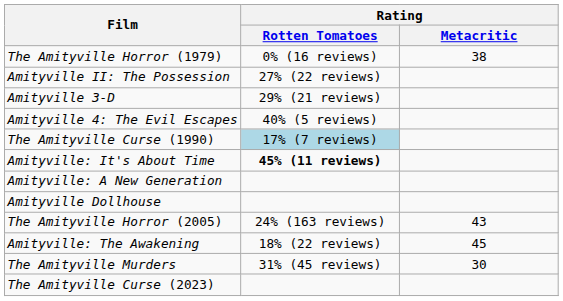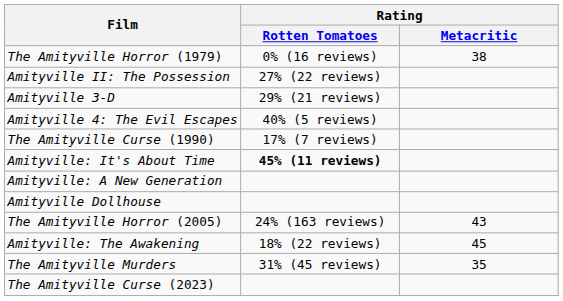(320, 139) lightblue background -> (320, 139) no background
(479, 264) 30 -> (479, 264) 35
